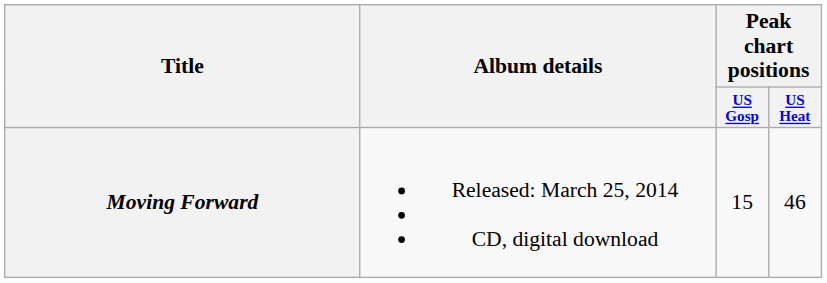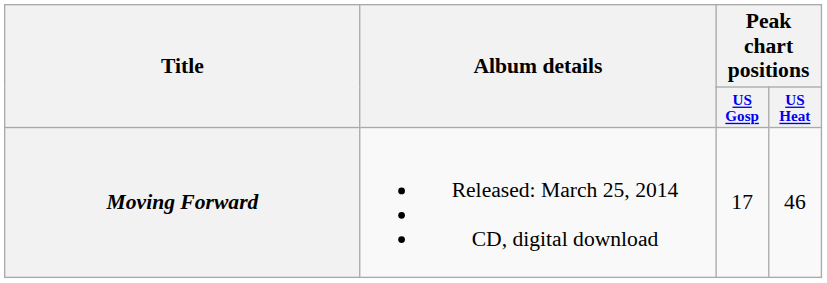(742, 202) 15 -> (742, 202) 17
